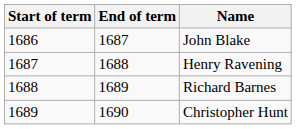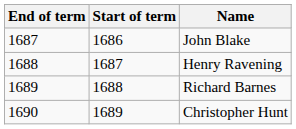columns swapped: (50, 16) <-> (137, 16)
